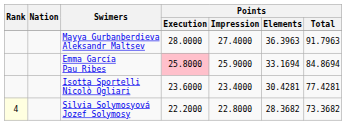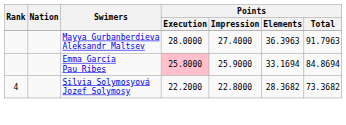- row: (101, 87)
(16, 109) lightyellow background -> (16, 87) no background
